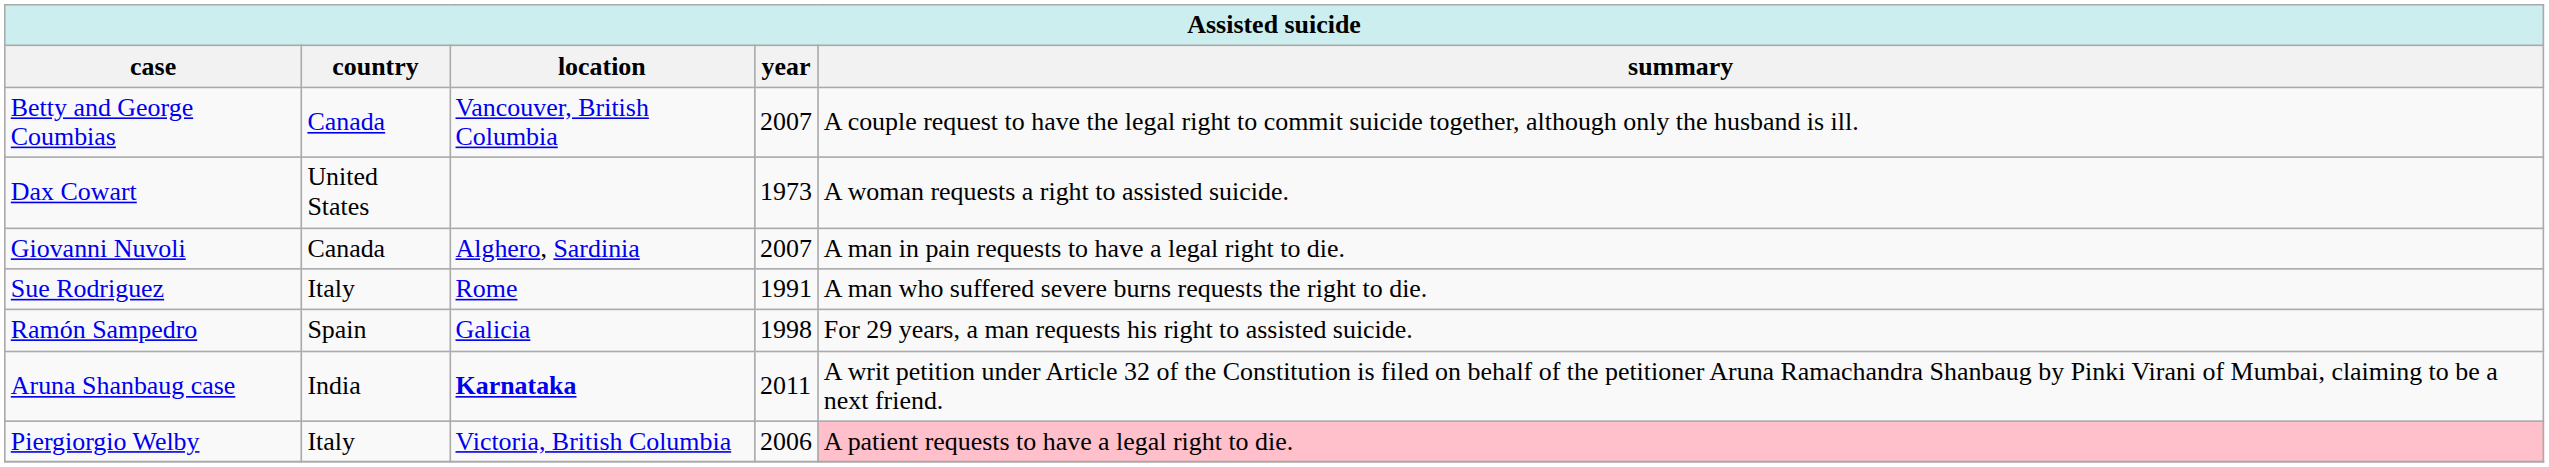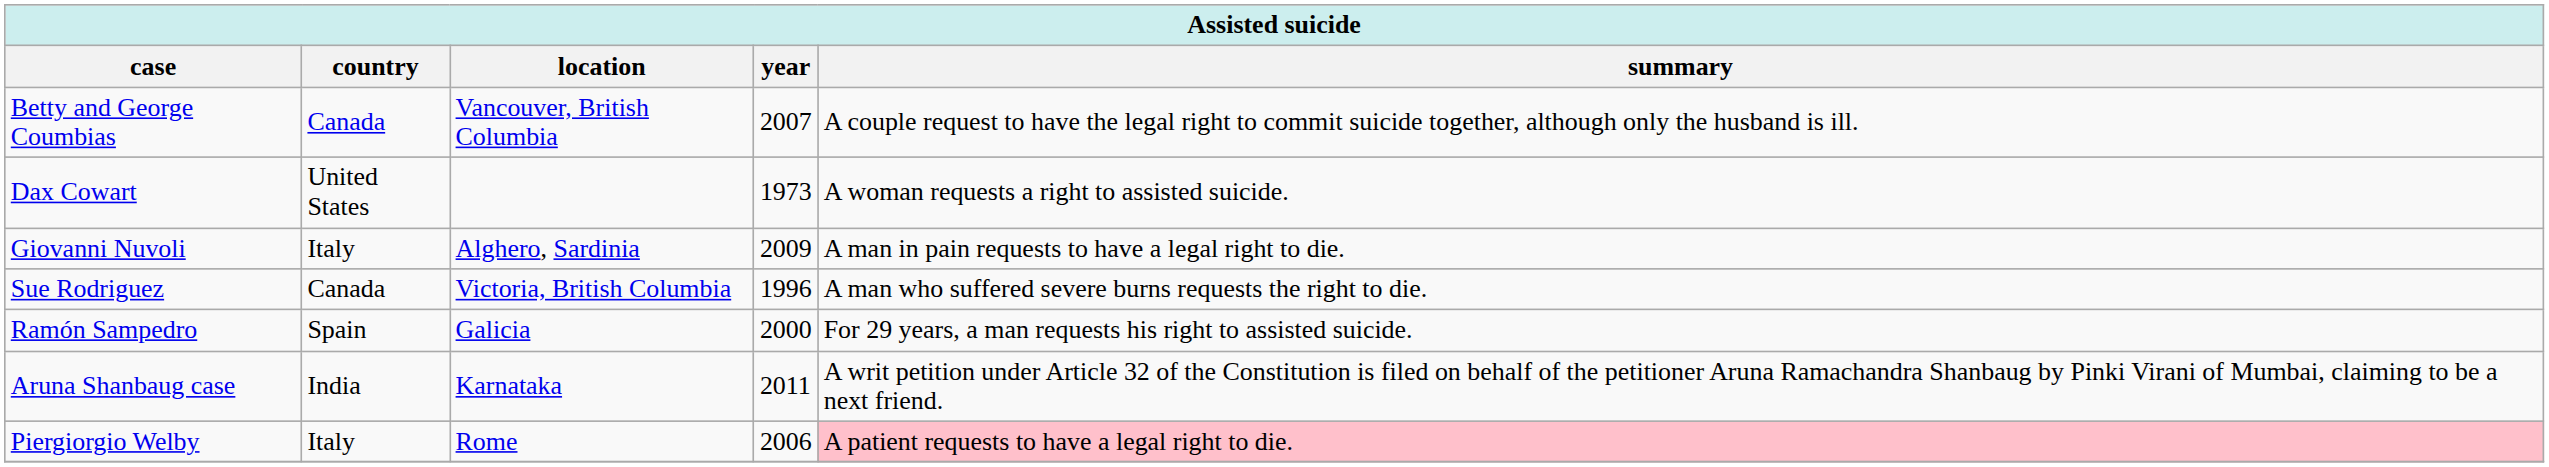(346, 247) Canada -> (331, 247) Italy
(786, 247) 2007 -> (786, 247) 2009
(331, 288) Italy -> (346, 288) Canada
(486, 288) Rome -> (593, 288) Victoria, British Columbia
(786, 288) 1991 -> (786, 288) 1996
(786, 330) 1998 -> (786, 330) 2000
(516, 385) bold -> (509, 385) normal
(593, 441) Victoria, British Columbia -> (487, 441) Rome
